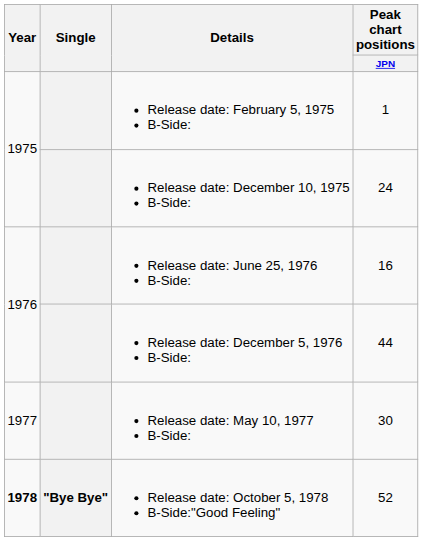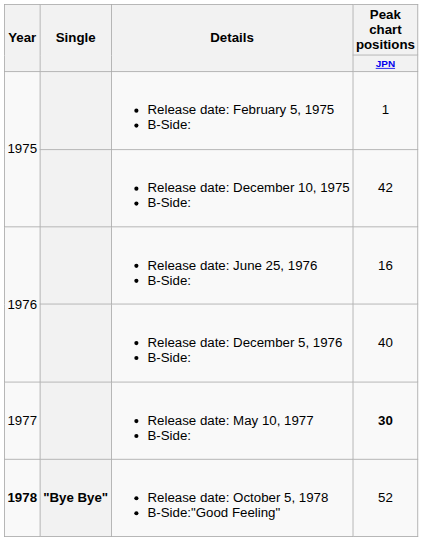(385, 188) 24 -> (385, 188) 42
(385, 343) 44 -> (385, 343) 40
(385, 420) normal -> (385, 420) bold
